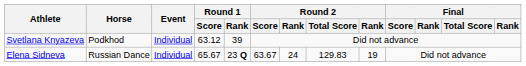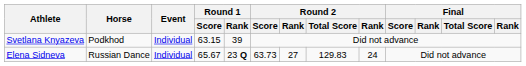(209, 41) 63.12 -> (209, 41) 63.15
(265, 55) 63.67 -> (265, 55) 63.73
(293, 55) 24 -> (293, 55) 27
(372, 55) 19 -> (372, 55) 24
